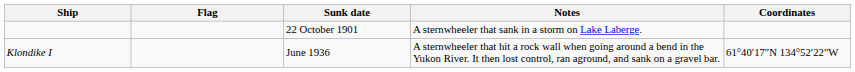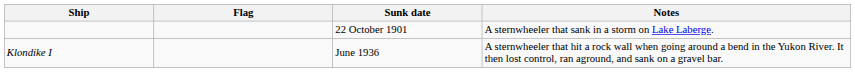- column: (787, 13)
